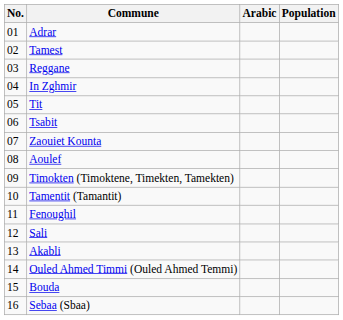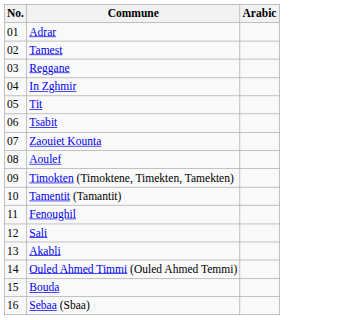- column: (309, 13)
